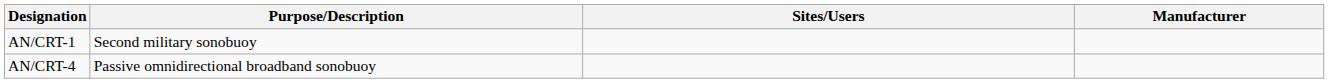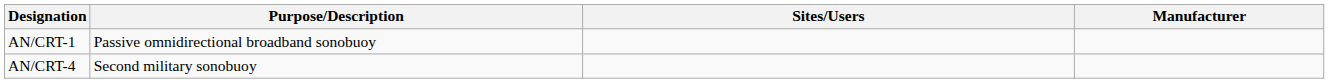(175, 41) Second military sonobuoy -> (235, 41) Passive omnidirectional broadband sonobuoy
(235, 66) Passive omnidirectional broadband sonobuoy -> (175, 66) Second military sonobuoy
